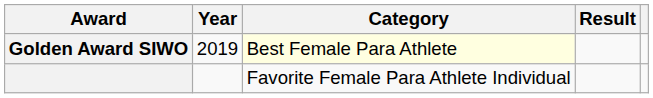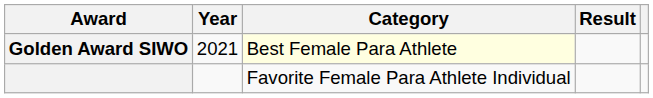(217, 48) 2019 -> (217, 48) 2021
